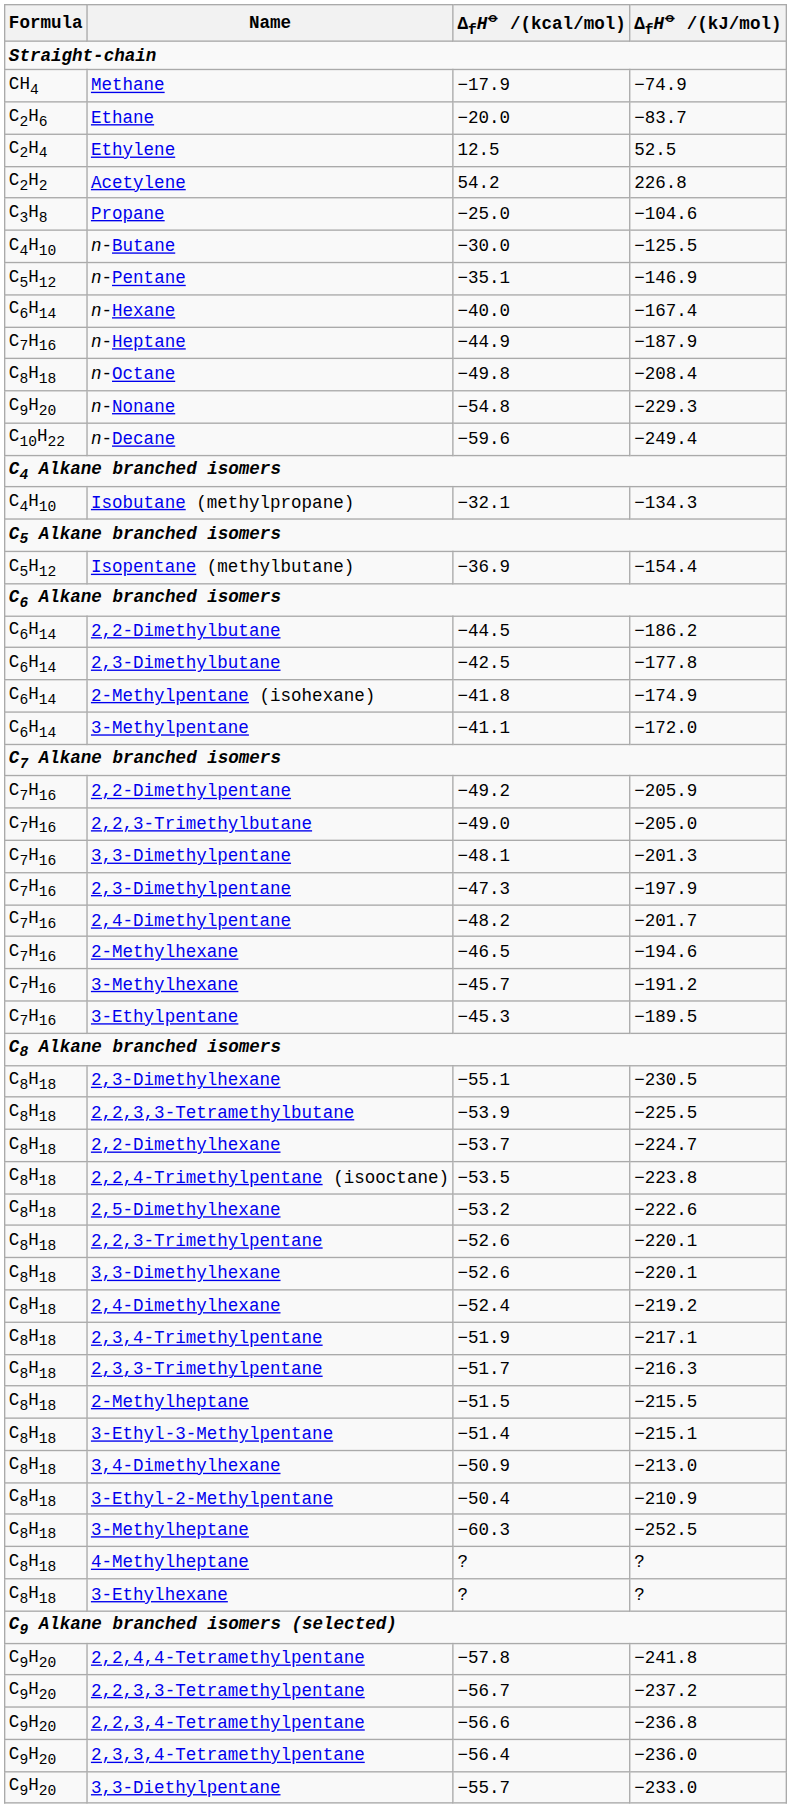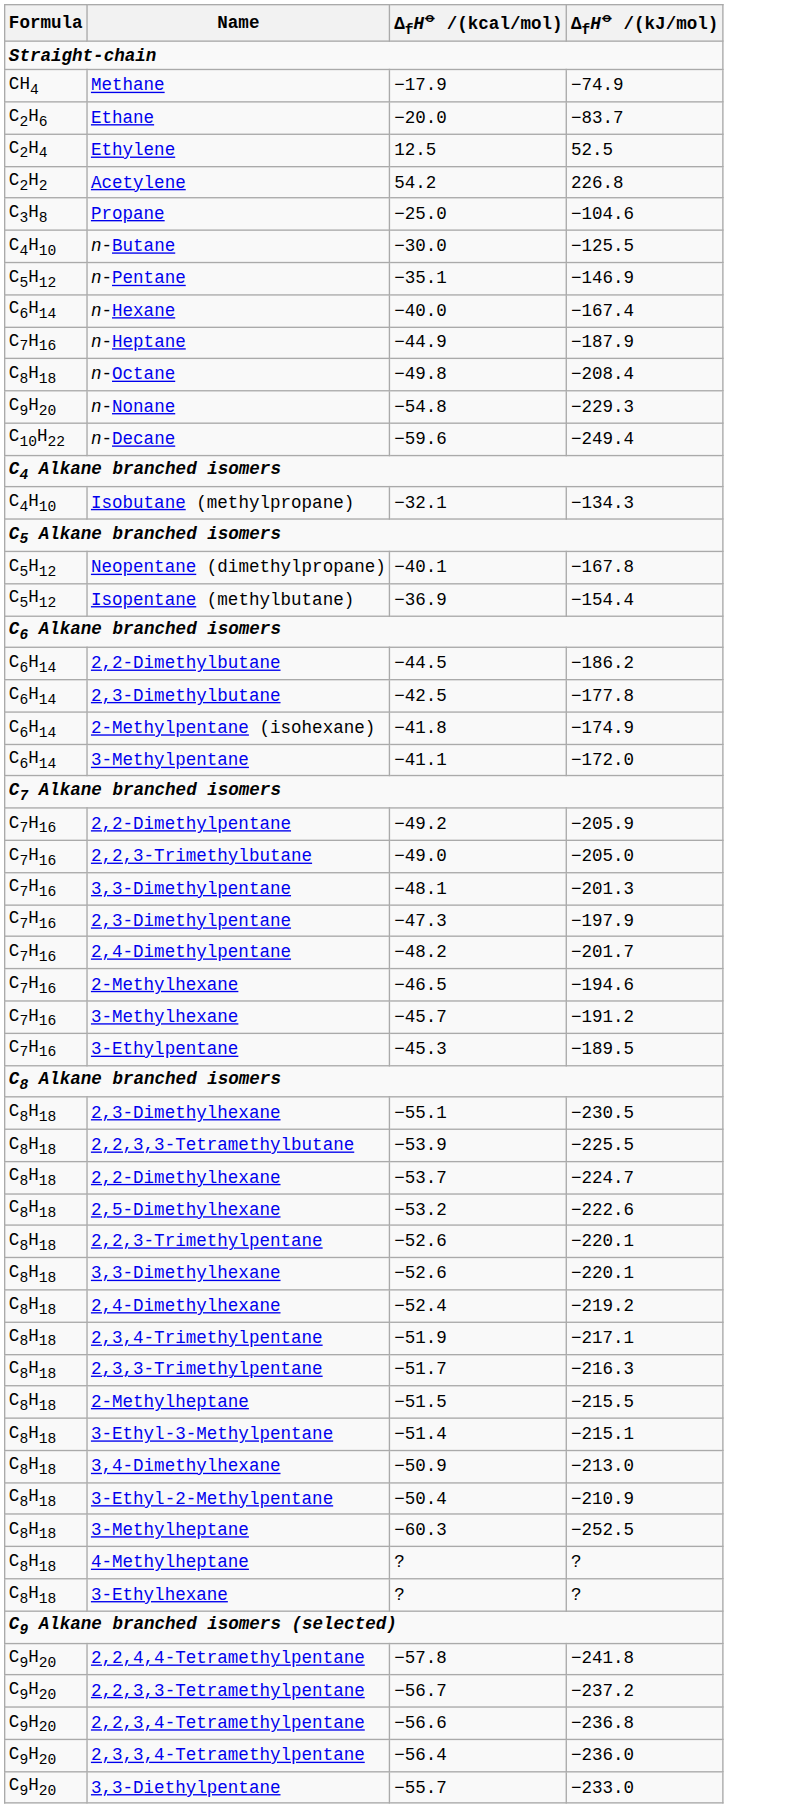+ row: (238, 567)
- row: (270, 1177)
